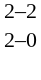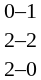+ row: (20, 10)
